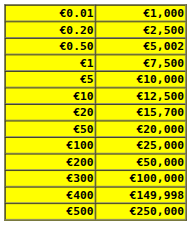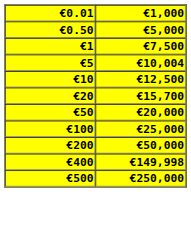- row: (77, 30)
(164, 46) €5,002 -> (164, 30) €5,000
(160, 79) €10,000 -> (160, 63) €10,004
- row: (80, 178)
